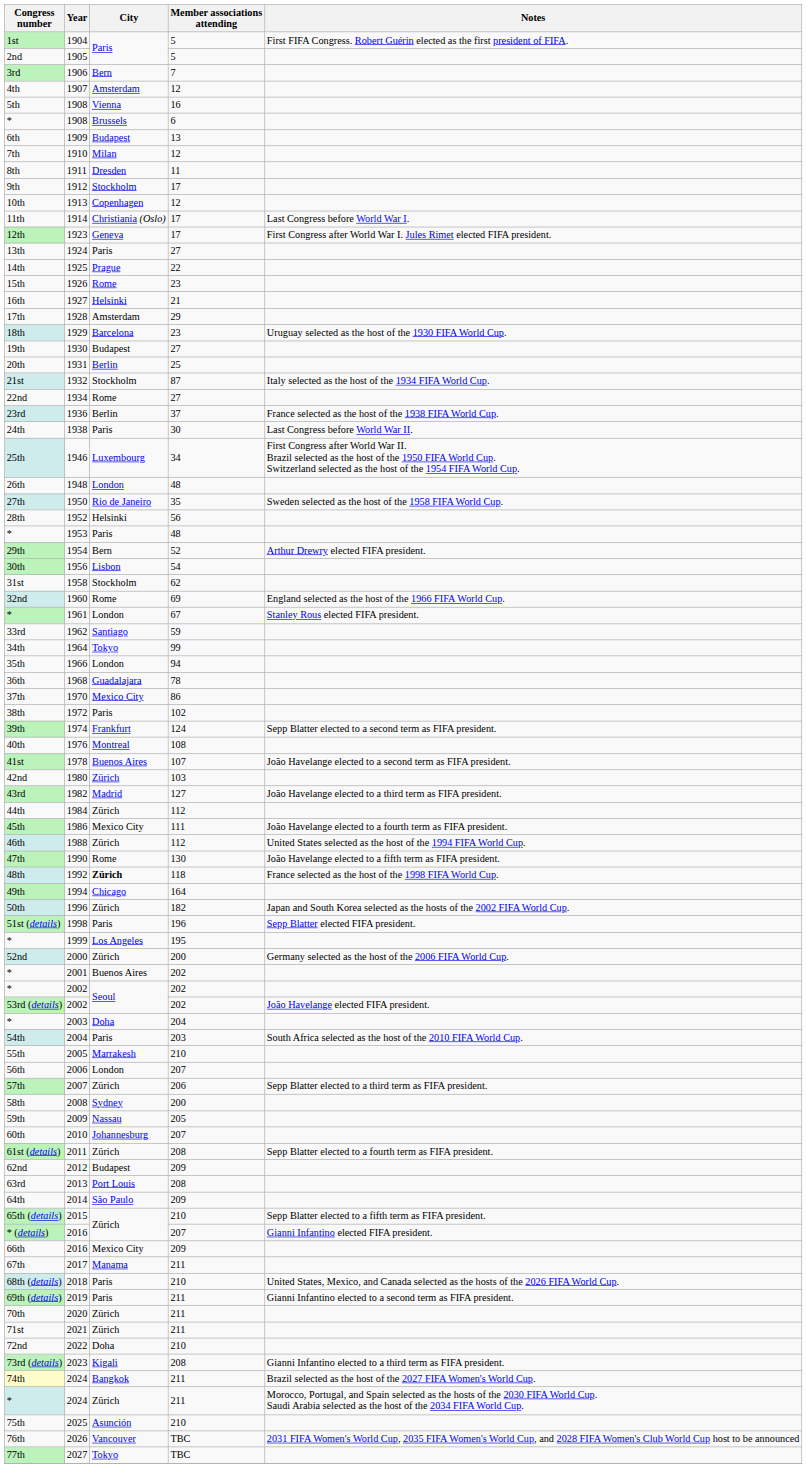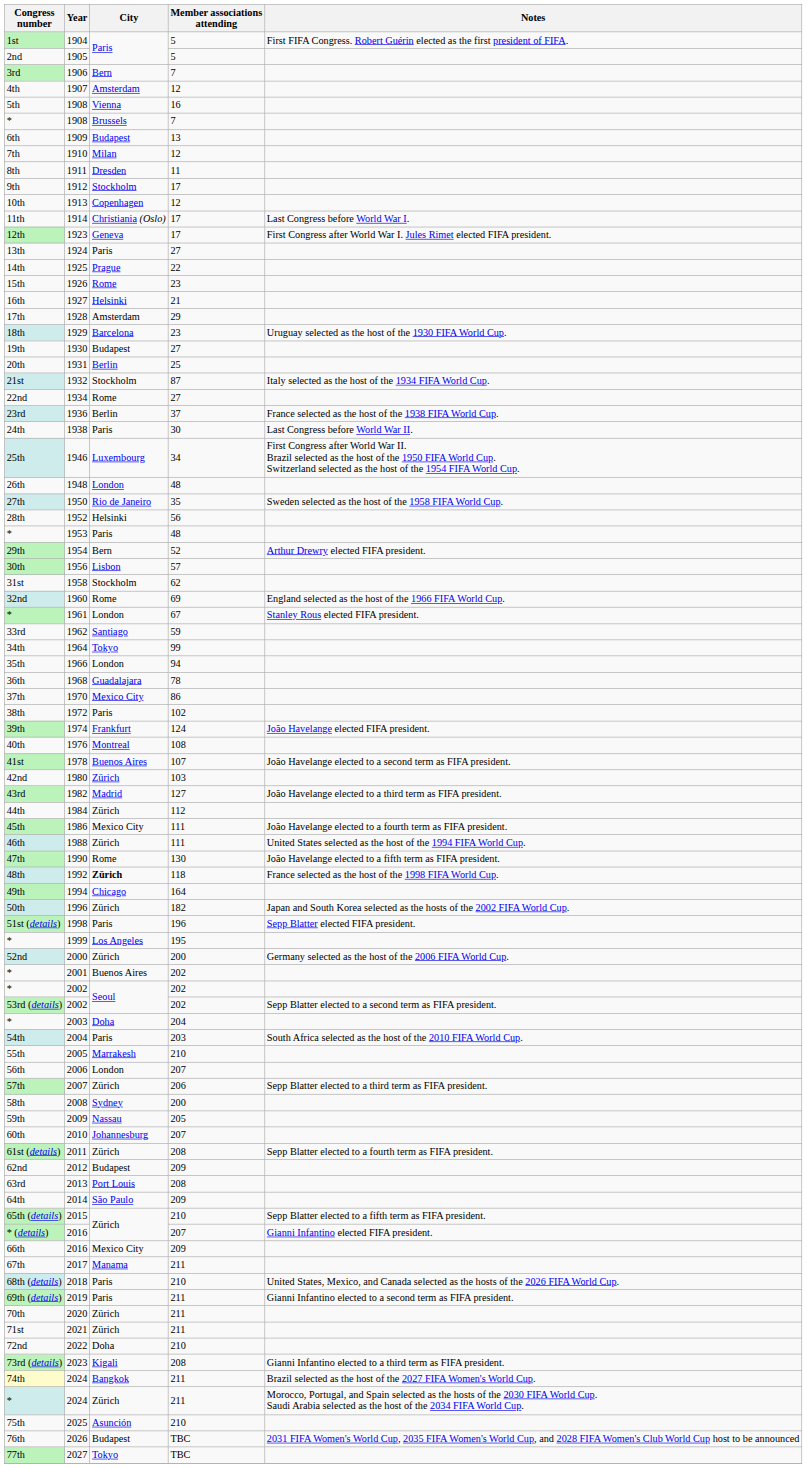(173, 121) 6 -> (173, 121) 7
(176, 566) 54 -> (176, 566) 57
(382, 729) Sepp Blatter elected to a second term as FIFA president. -> (348, 729) João Havelange elected FIFA president.
(178, 842) 112 -> (178, 842) 111
(348, 1005) João Havelange elected FIFA president. -> (382, 1005) Sepp Blatter elected to a second term as FIFA president.
(114, 1439) Vancouver -> (111, 1439) Budapest
